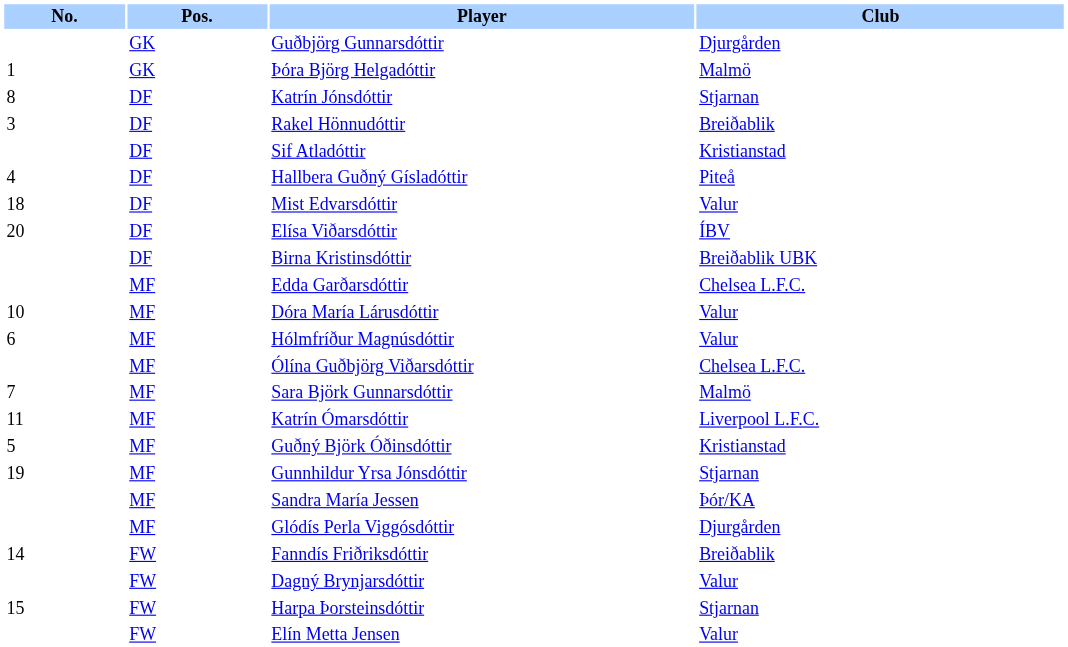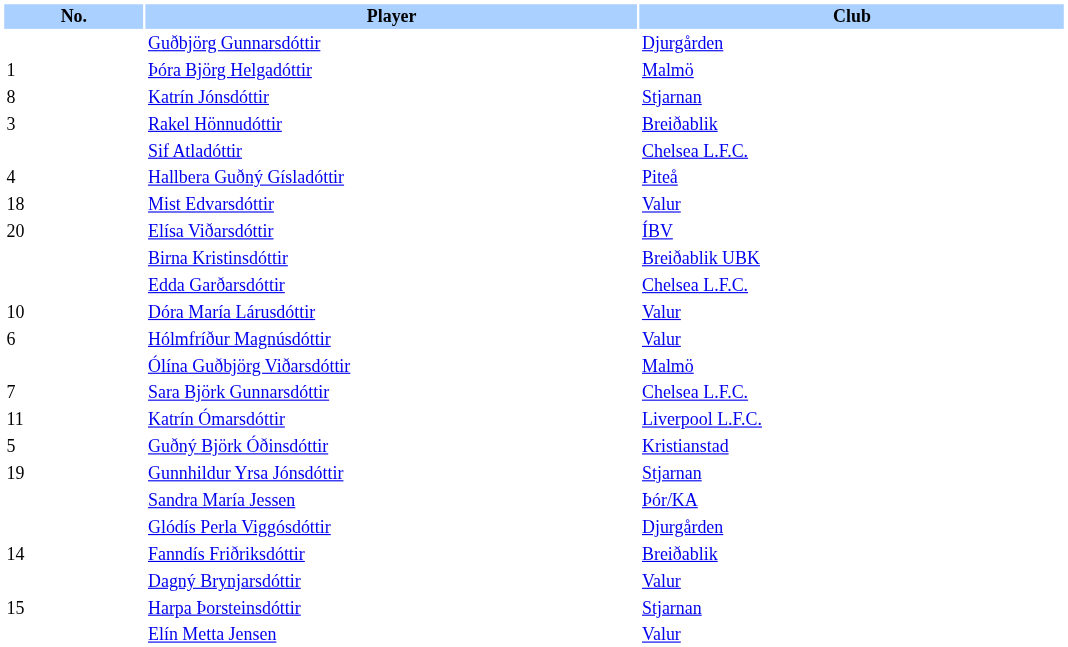- column: (197, 16)
(742, 150) Kristianstad -> (695, 150) Chelsea L.F.C.
(752, 365) Chelsea L.F.C. -> (668, 365) Malmö
(725, 392) Malmö -> (695, 392) Chelsea L.F.C.
